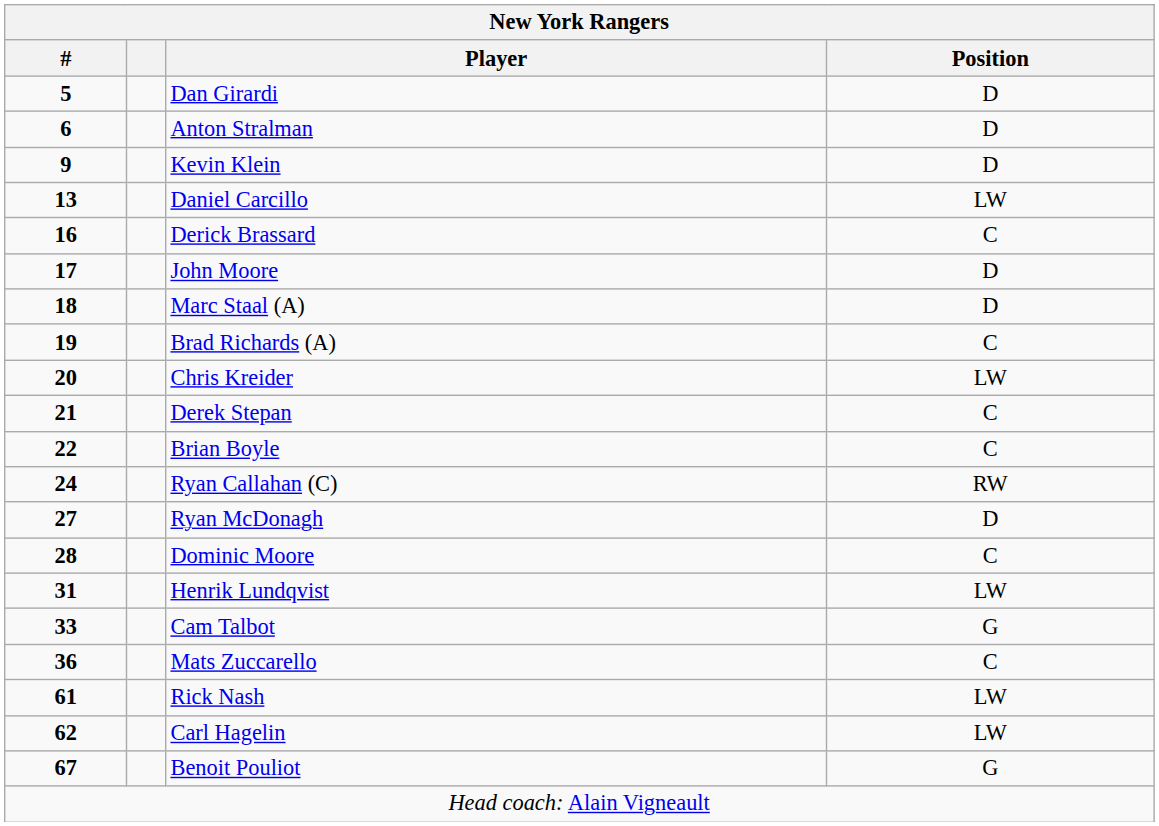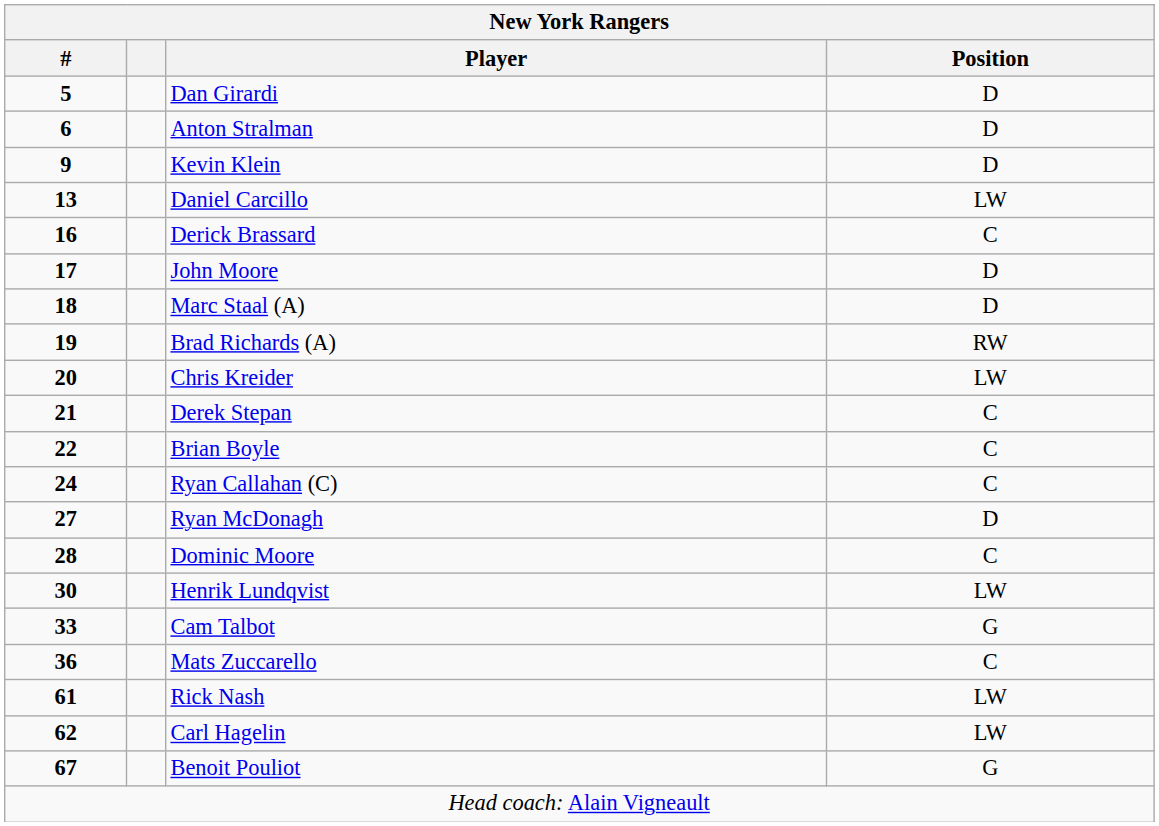(990, 341) C -> (990, 341) RW
(990, 484) RW -> (990, 484) C
(66, 590) 31 -> (66, 590) 30
